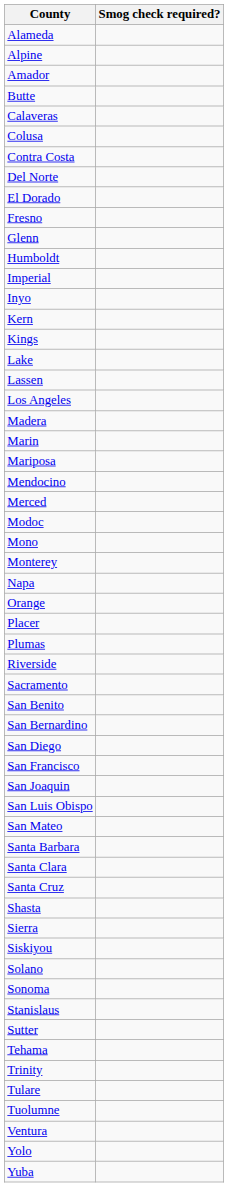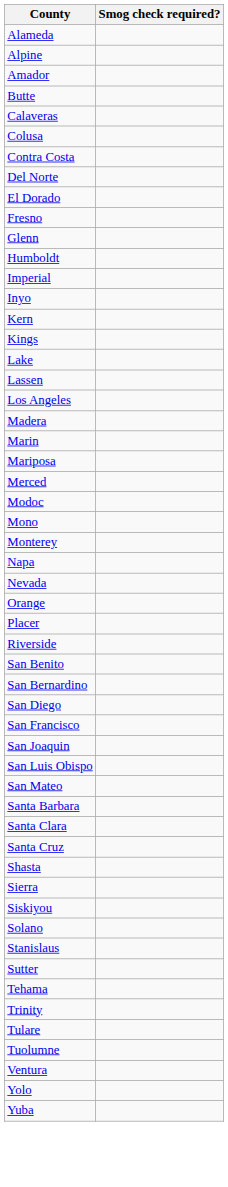- row: (37, 481)
+ row: (27, 583)
- row: (26, 643)
- row: (38, 684)
- row: (28, 989)
